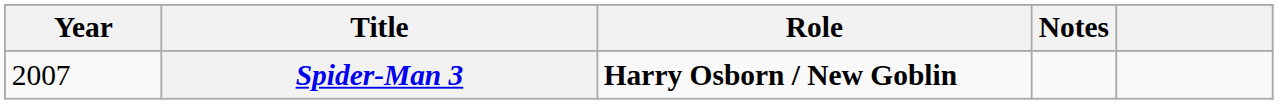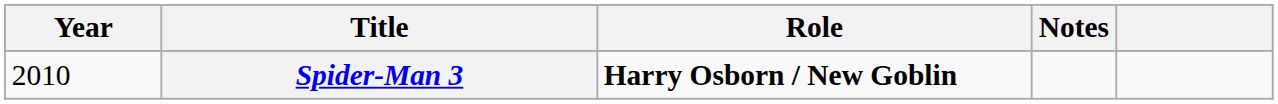(41, 74) 2007 -> (41, 74) 2010
